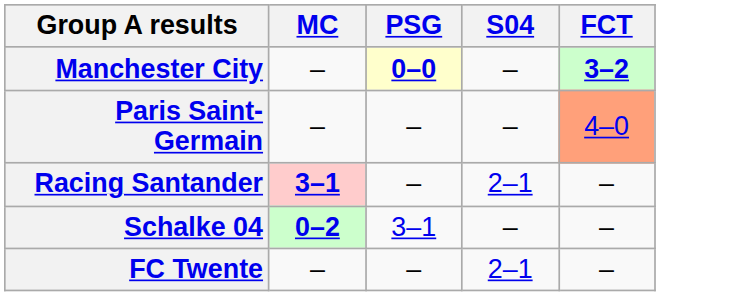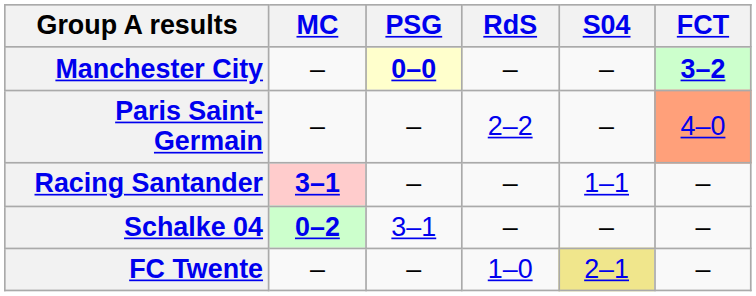+ column: (510, 25)
(510, 183) 2–1 -> (607, 183) 1–1
(510, 269) no background -> (607, 269) khaki background
